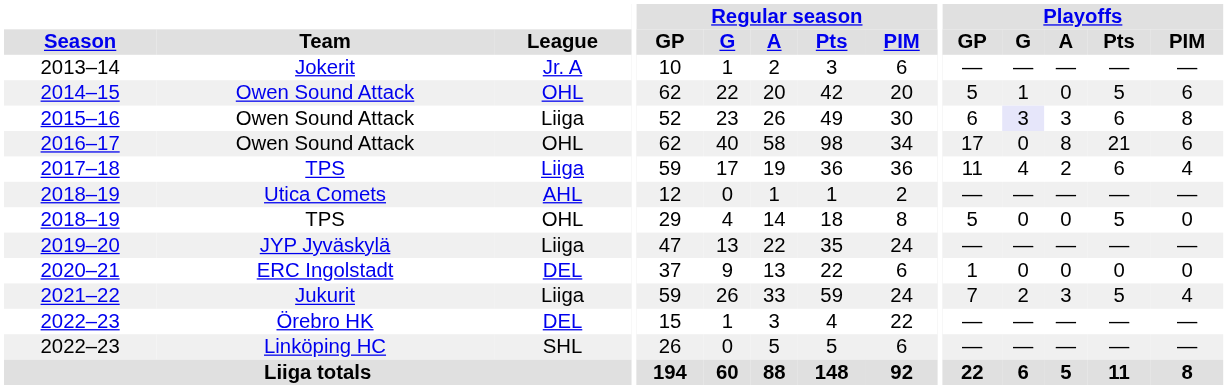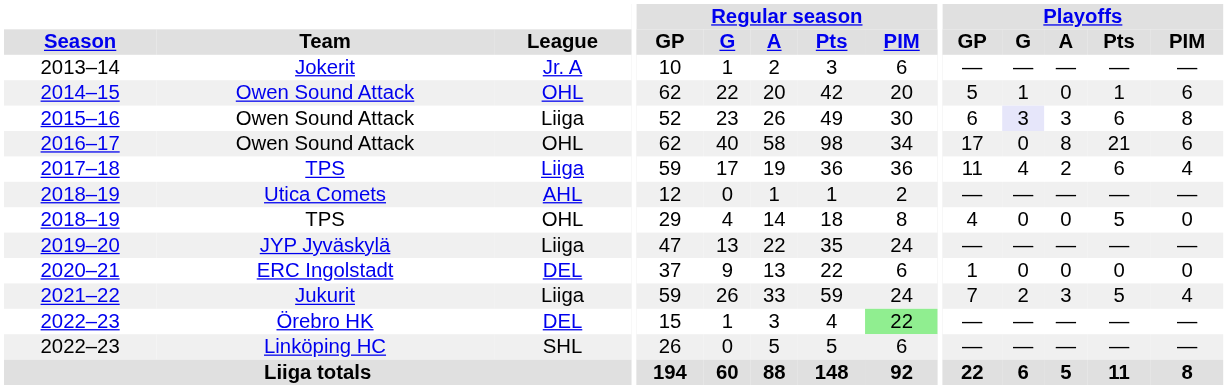(1119, 92) 5 -> (1119, 92) 1
(972, 219) 5 -> (972, 219) 4
(902, 321) no background -> (902, 321) lightgreen background
